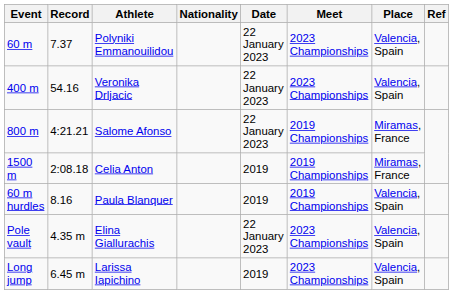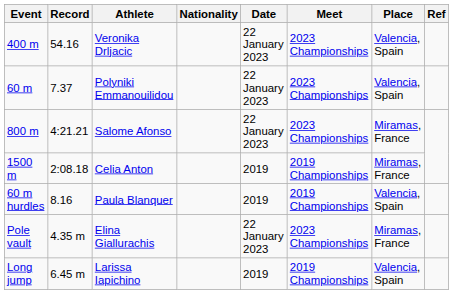rows swapped: (134, 44) <-> (117, 88)
(329, 131) 2019 Championships -> (329, 131) 2023 Championships
(397, 237) Valencia, Spain -> (398, 237) Miramas, France
(329, 274) 2023 Championships -> (329, 274) 2019 Championships
